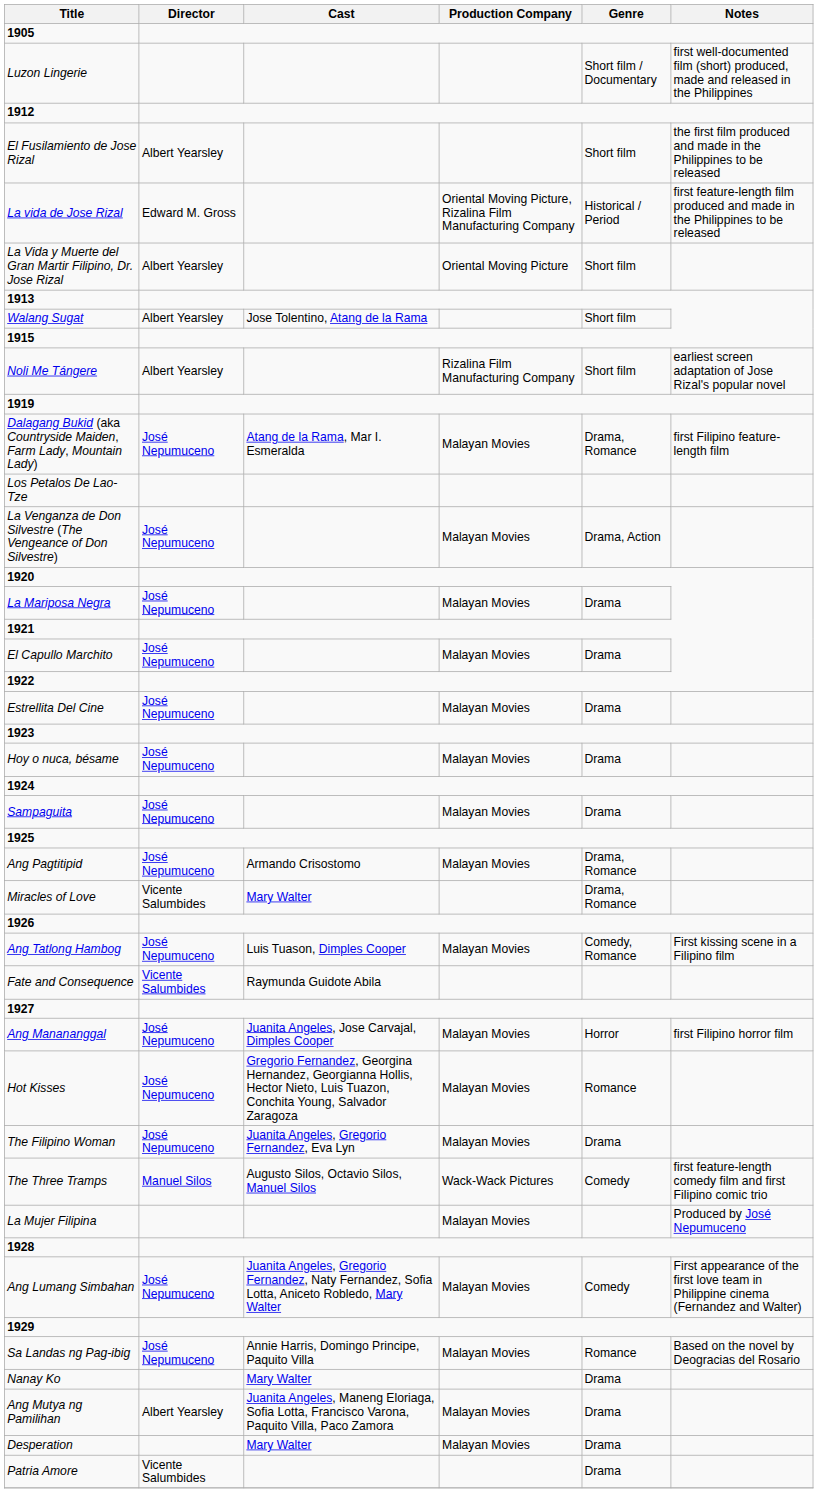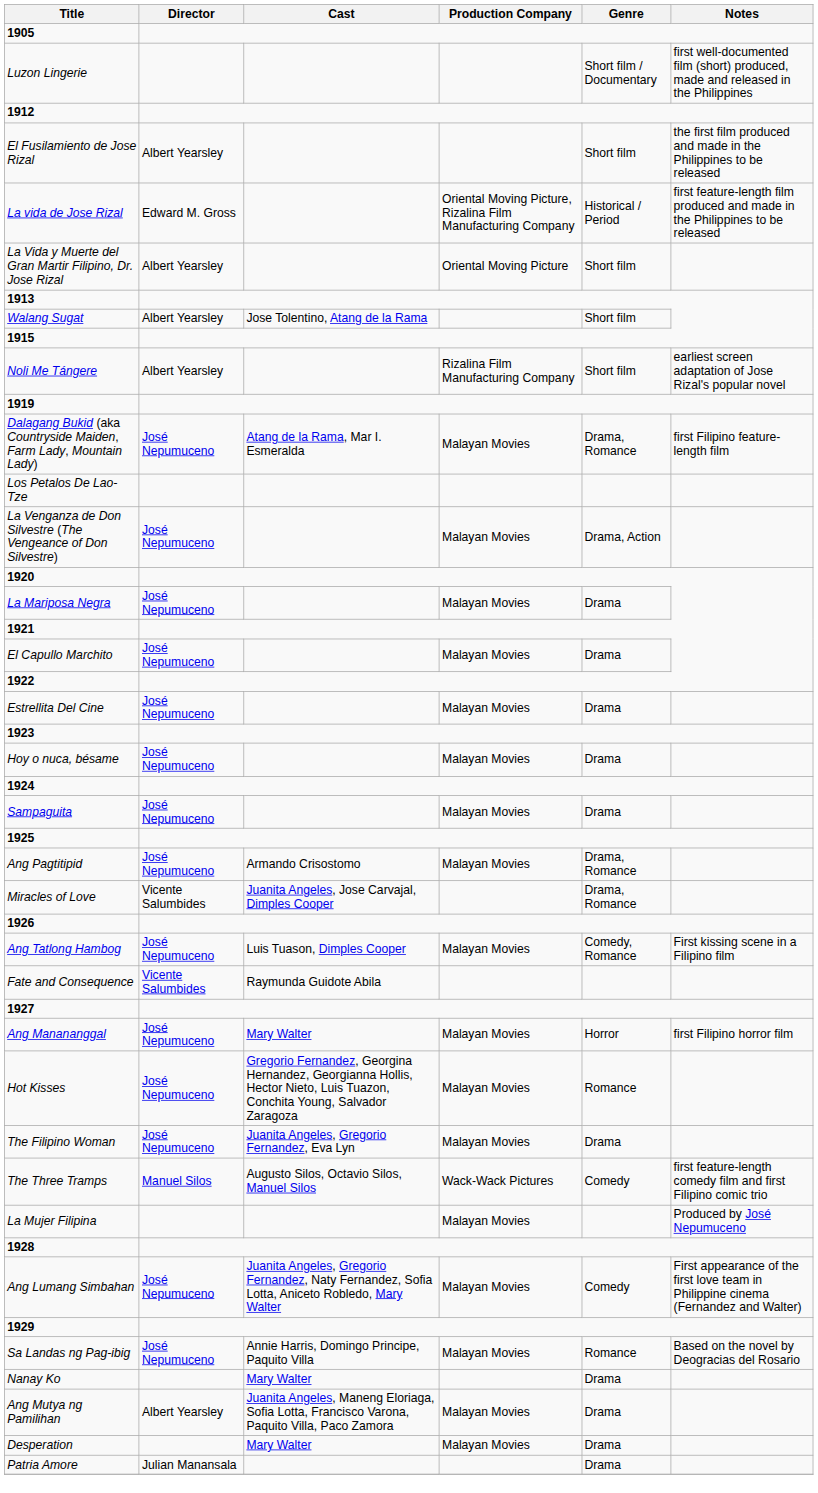(279, 897) Mary Walter -> (331, 897) Juanita Angeles, Jose Carvajal, Dimples Cooper
(331, 1034) Juanita Angeles, Jose Carvajal, Dimples Cooper -> (279, 1034) Mary Walter
(174, 1471) Vicente Salumbides -> (189, 1464) Julian Manansala
